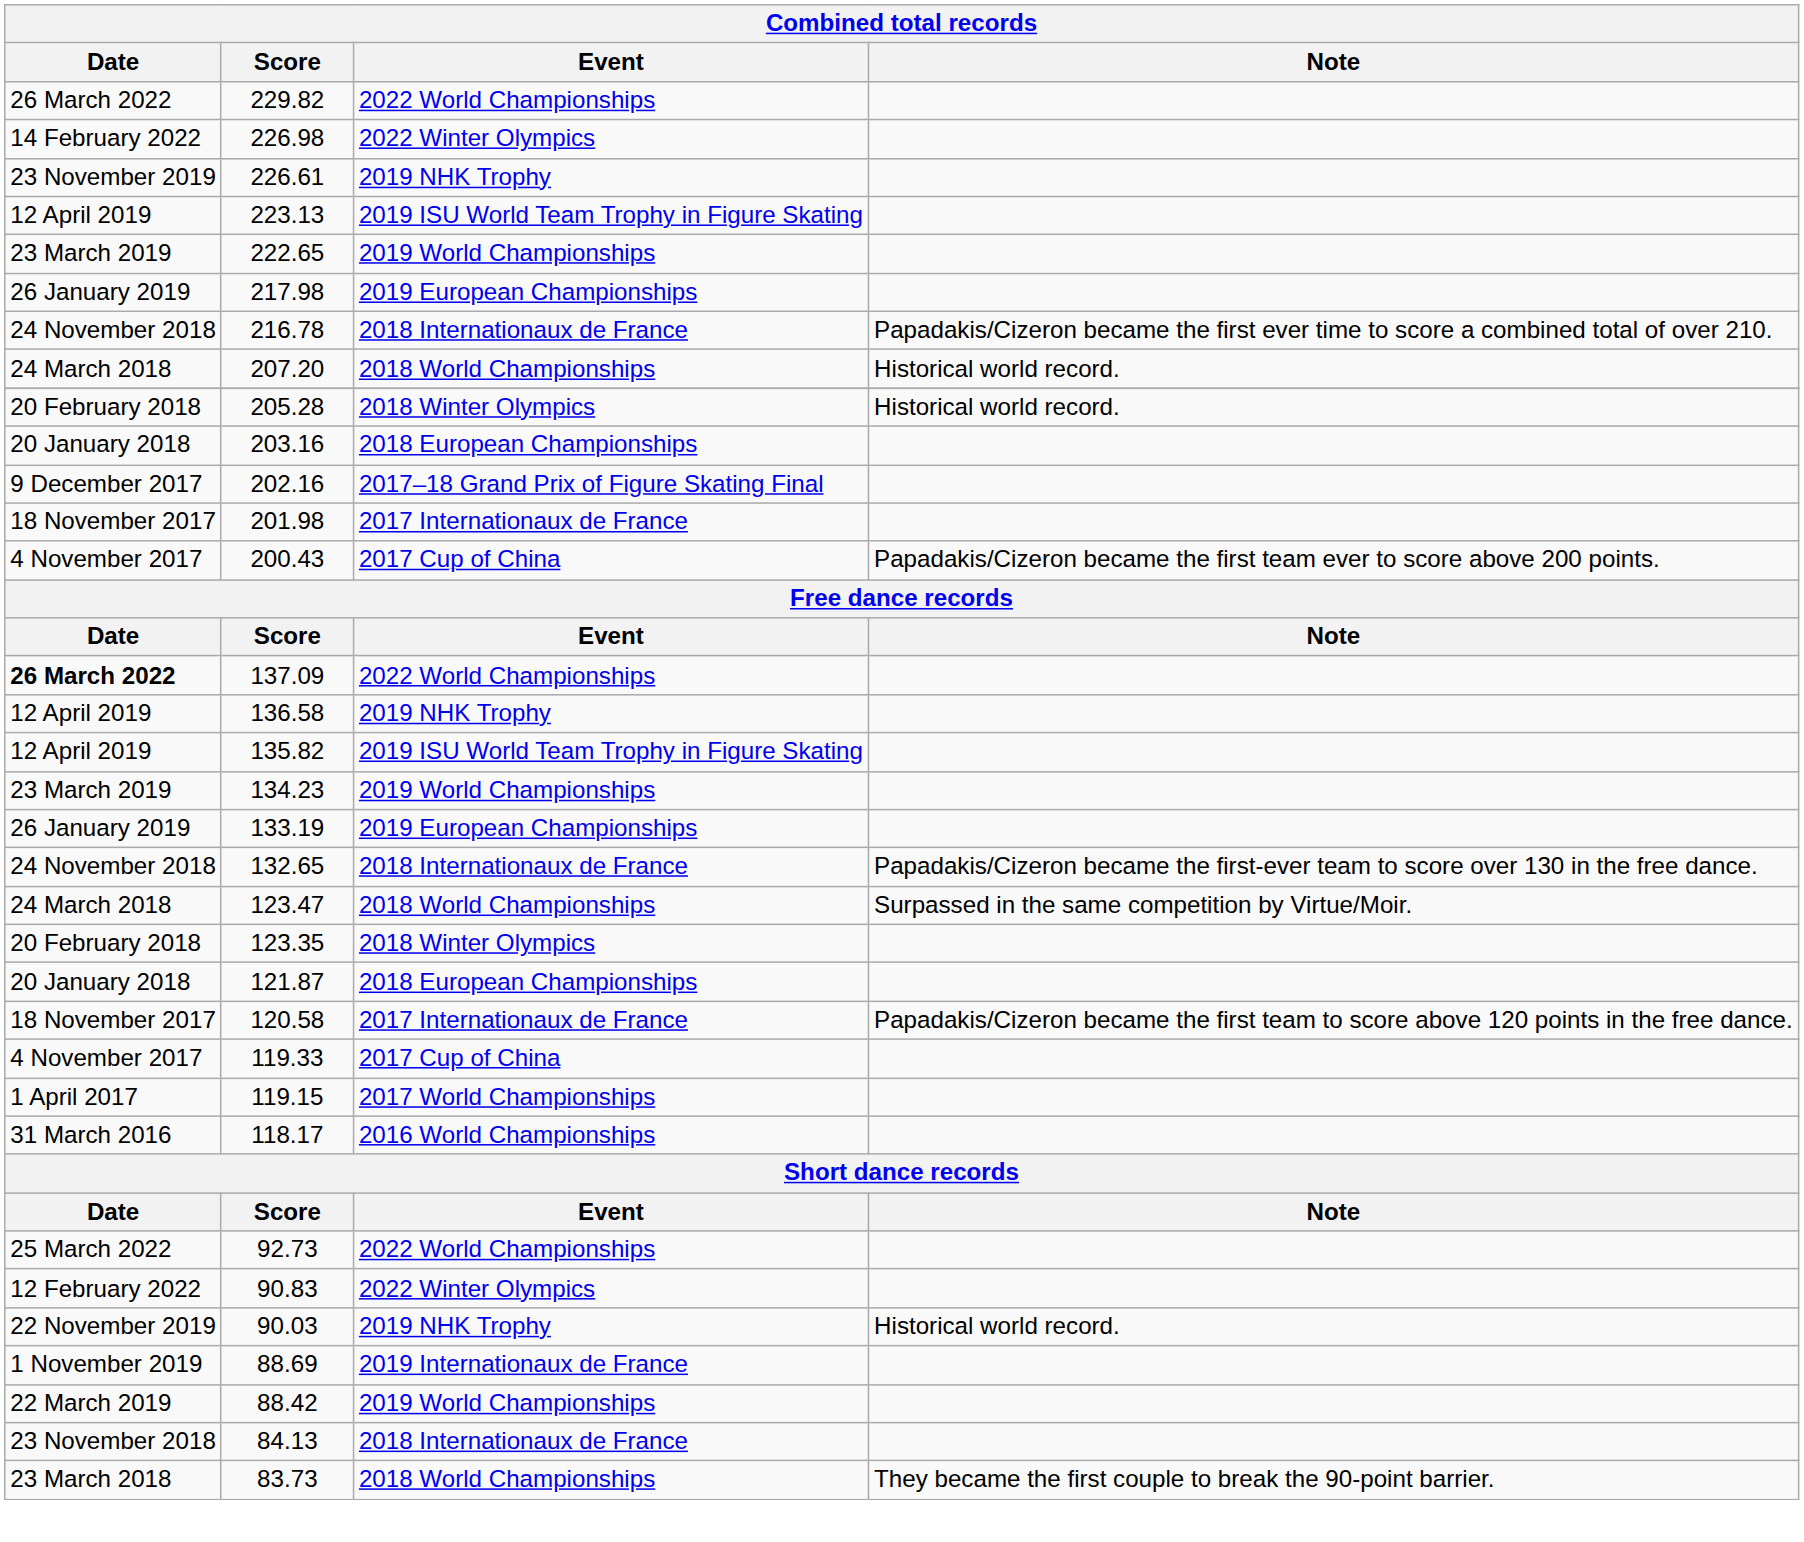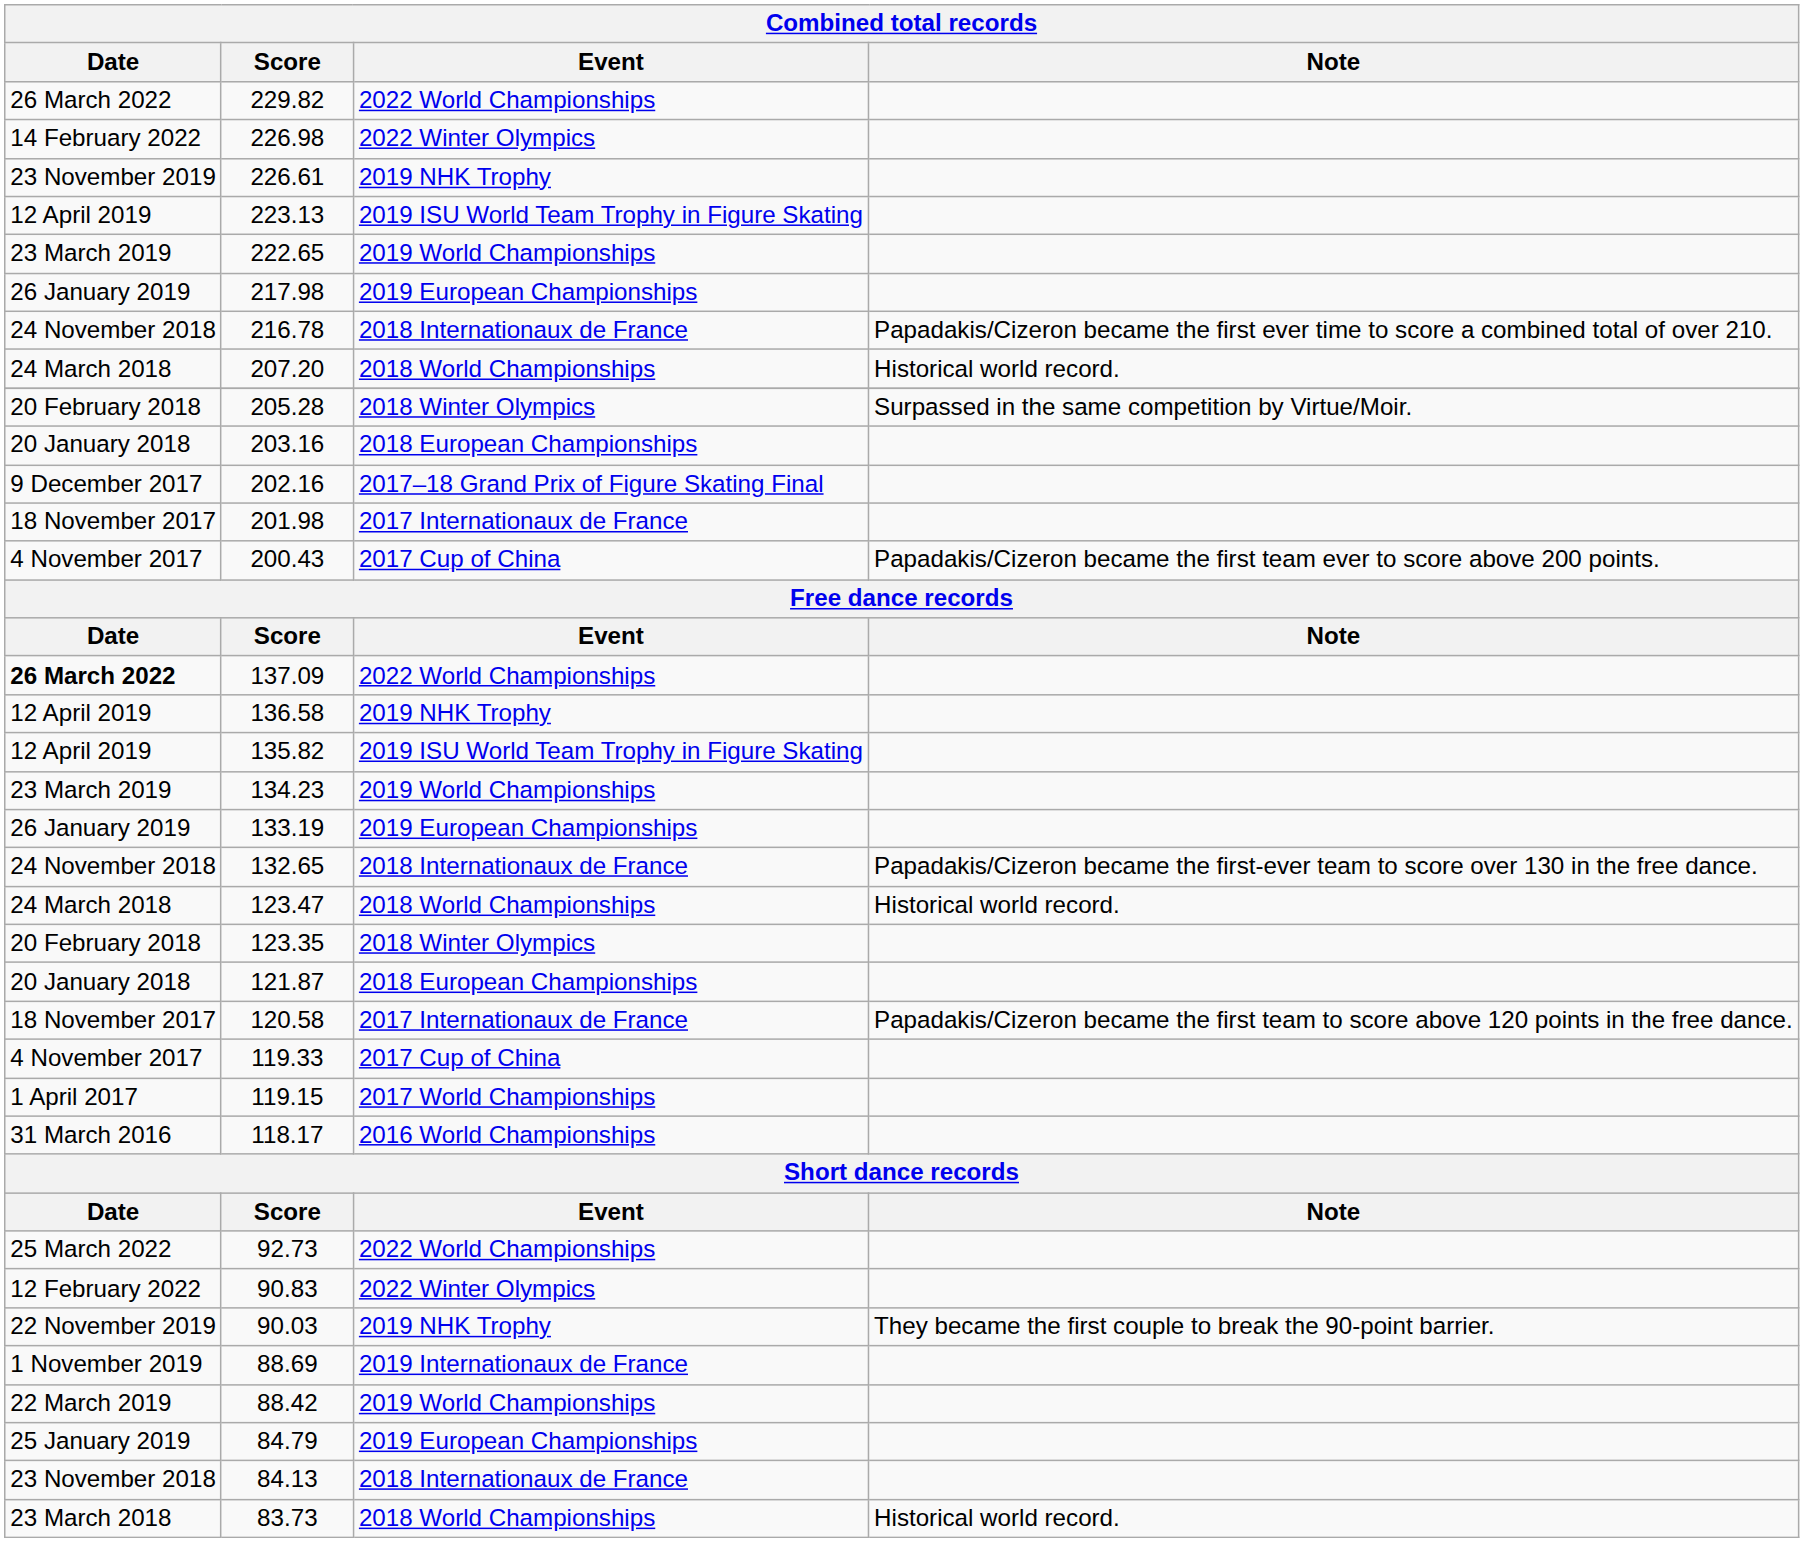(997, 406) Historical world record. -> (1143, 406) Surpassed in the same competition by Virtue/Moir.
(1143, 904) Surpassed in the same competition by Virtue/Moir. -> (997, 904) Historical world record.
(997, 1326) Historical world record. -> (1184, 1326) They became the first couple to break the 90-point barrier.
+ row: (287, 1441)
(1184, 1479) They became the first couple to break the 90-point barrier. -> (997, 1517) Historical world record.
